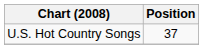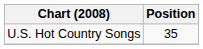(171, 34) 37 -> (171, 34) 35
